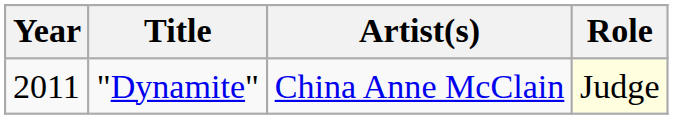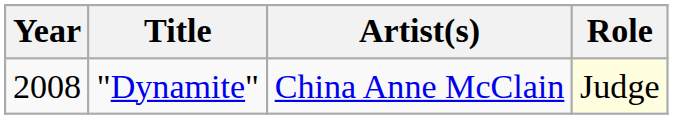(46, 85) 2011 -> (47, 85) 2008
